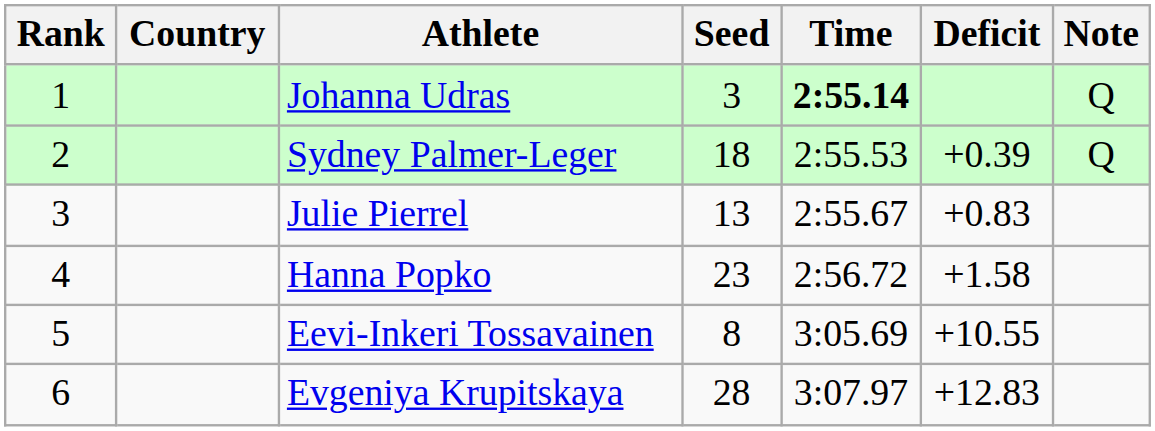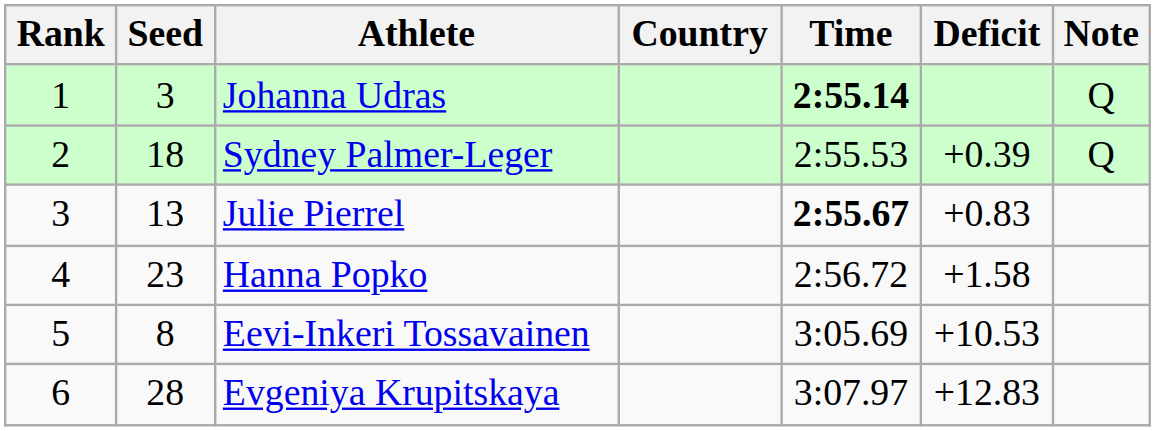columns swapped: (732, 34) <-> (197, 34)
(851, 214) normal -> (851, 214) bold
(987, 333) +10.55 -> (987, 333) +10.53
